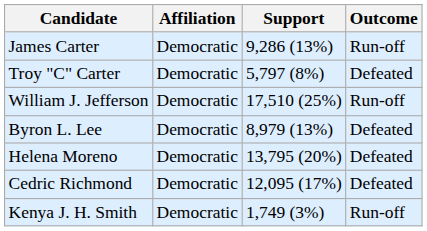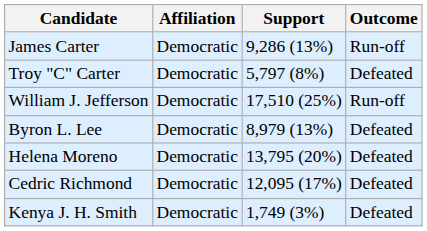(377, 211) Run-off -> (381, 211) Defeated
